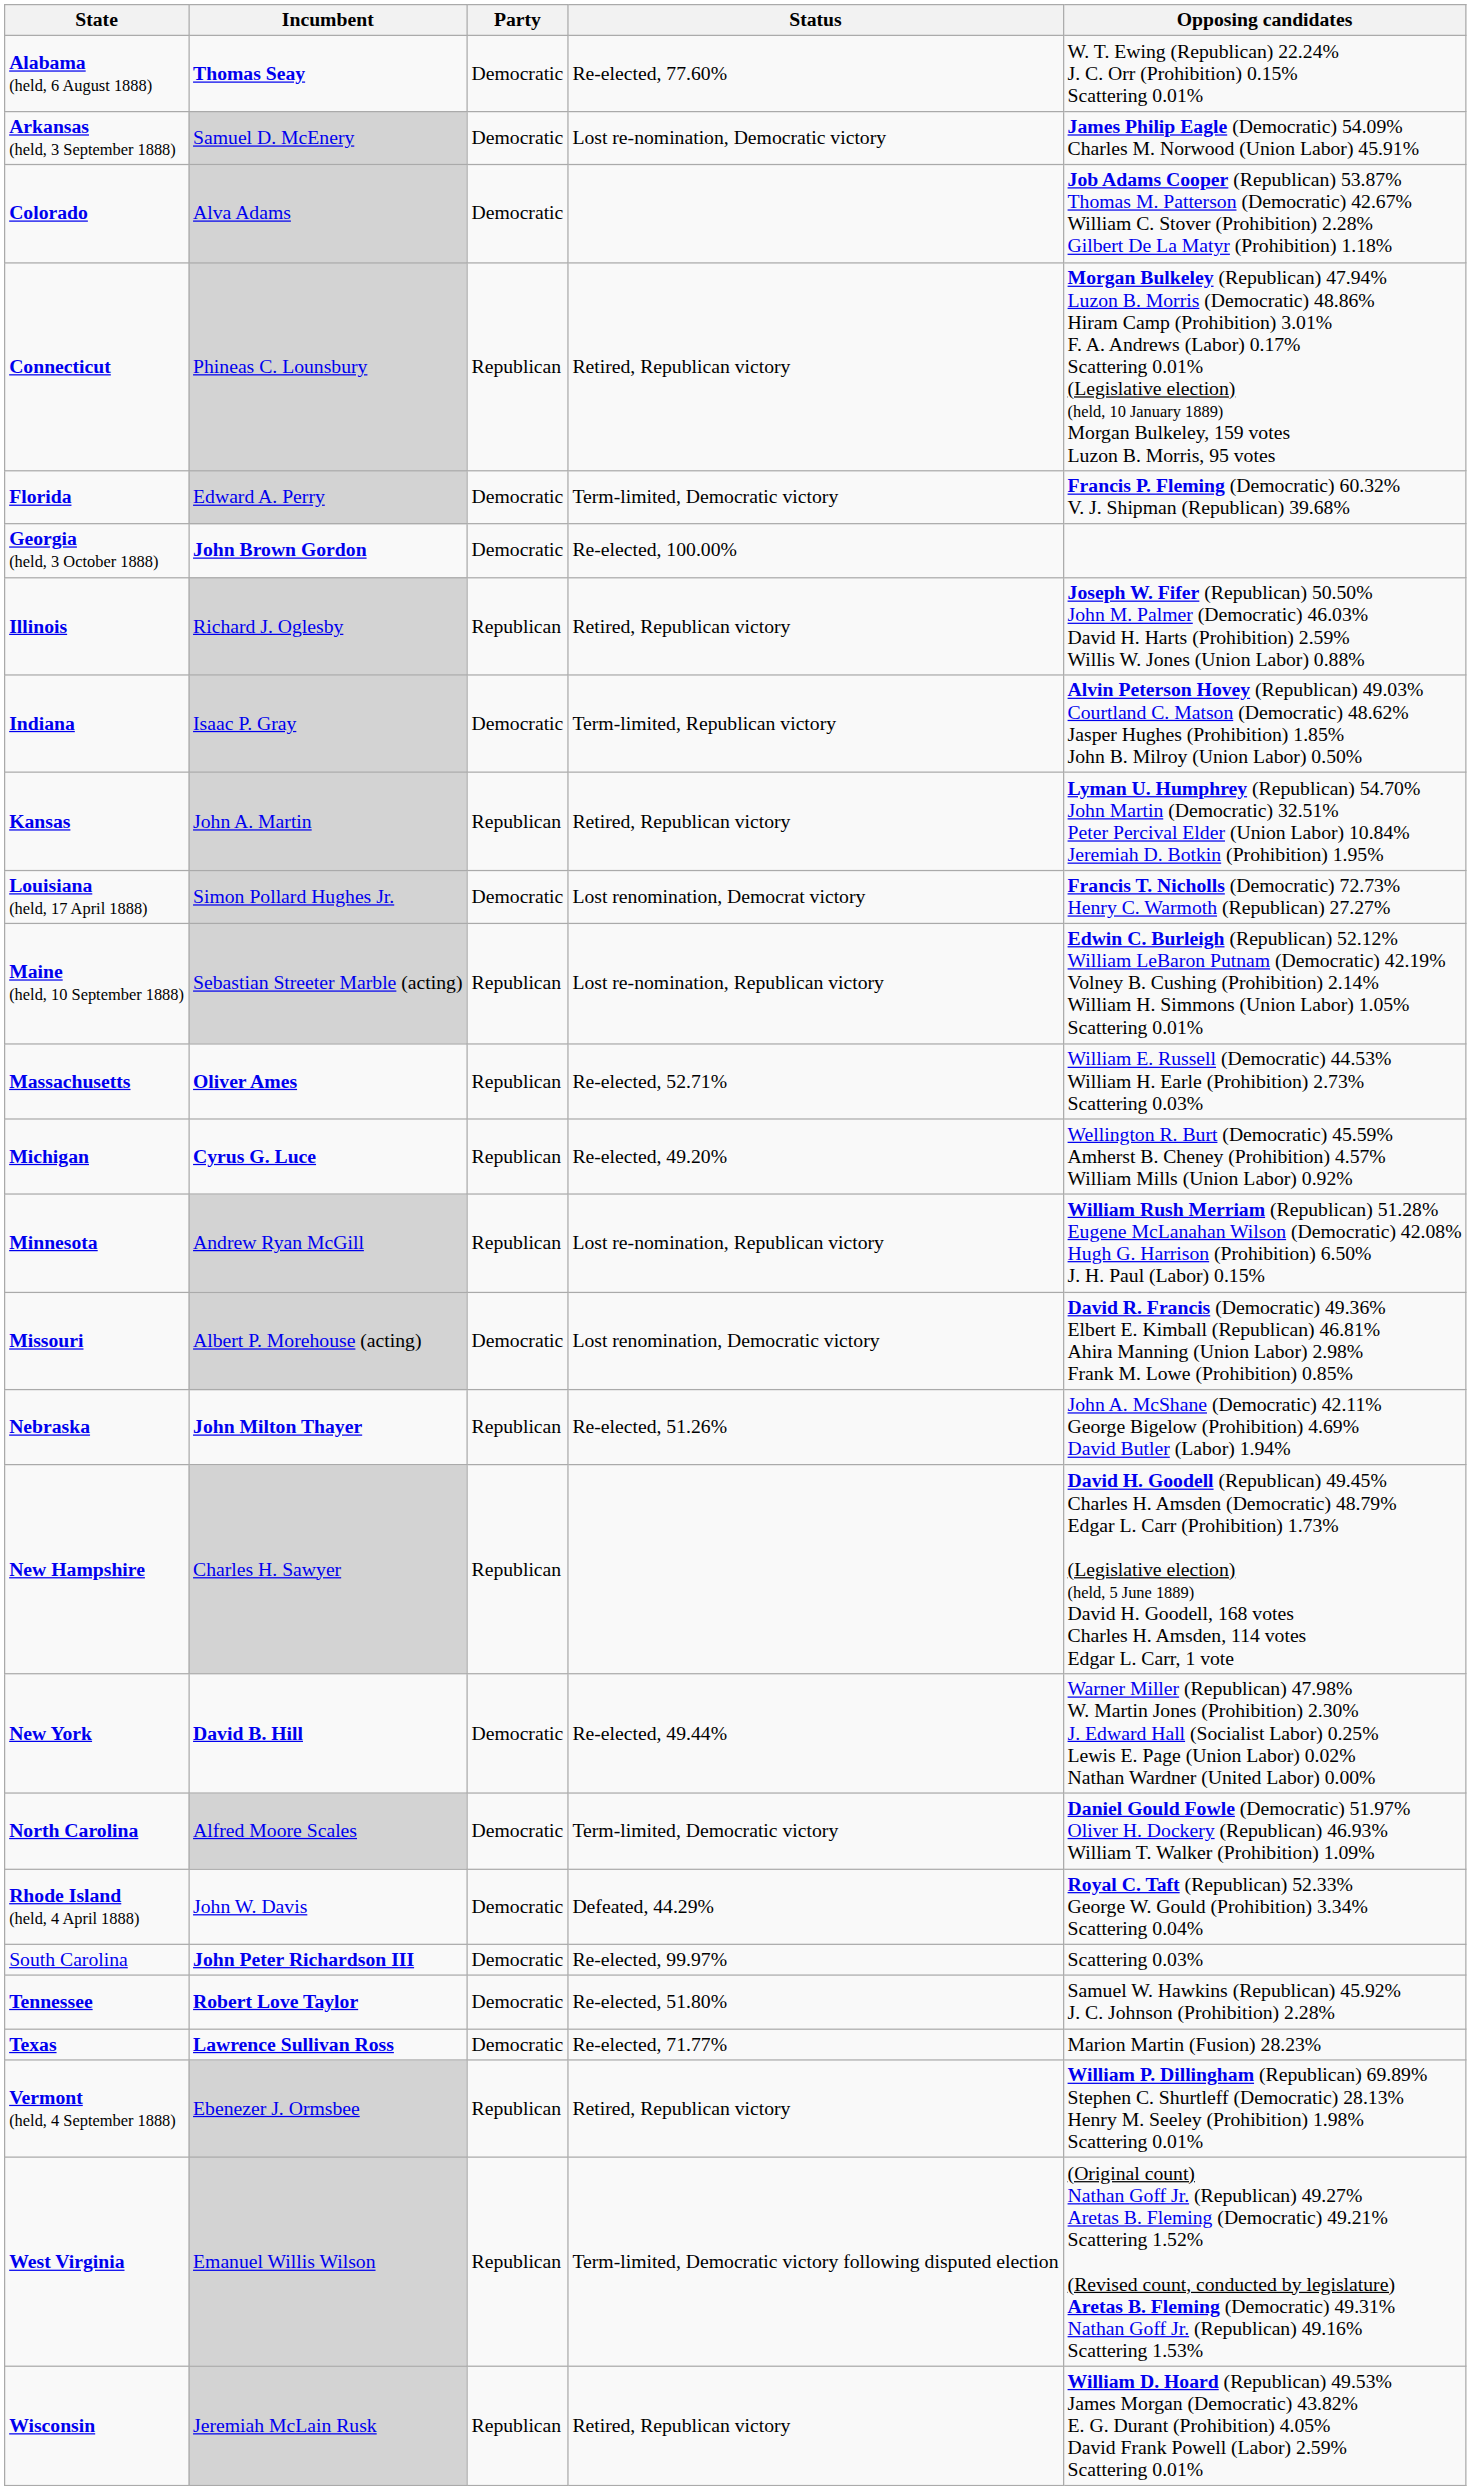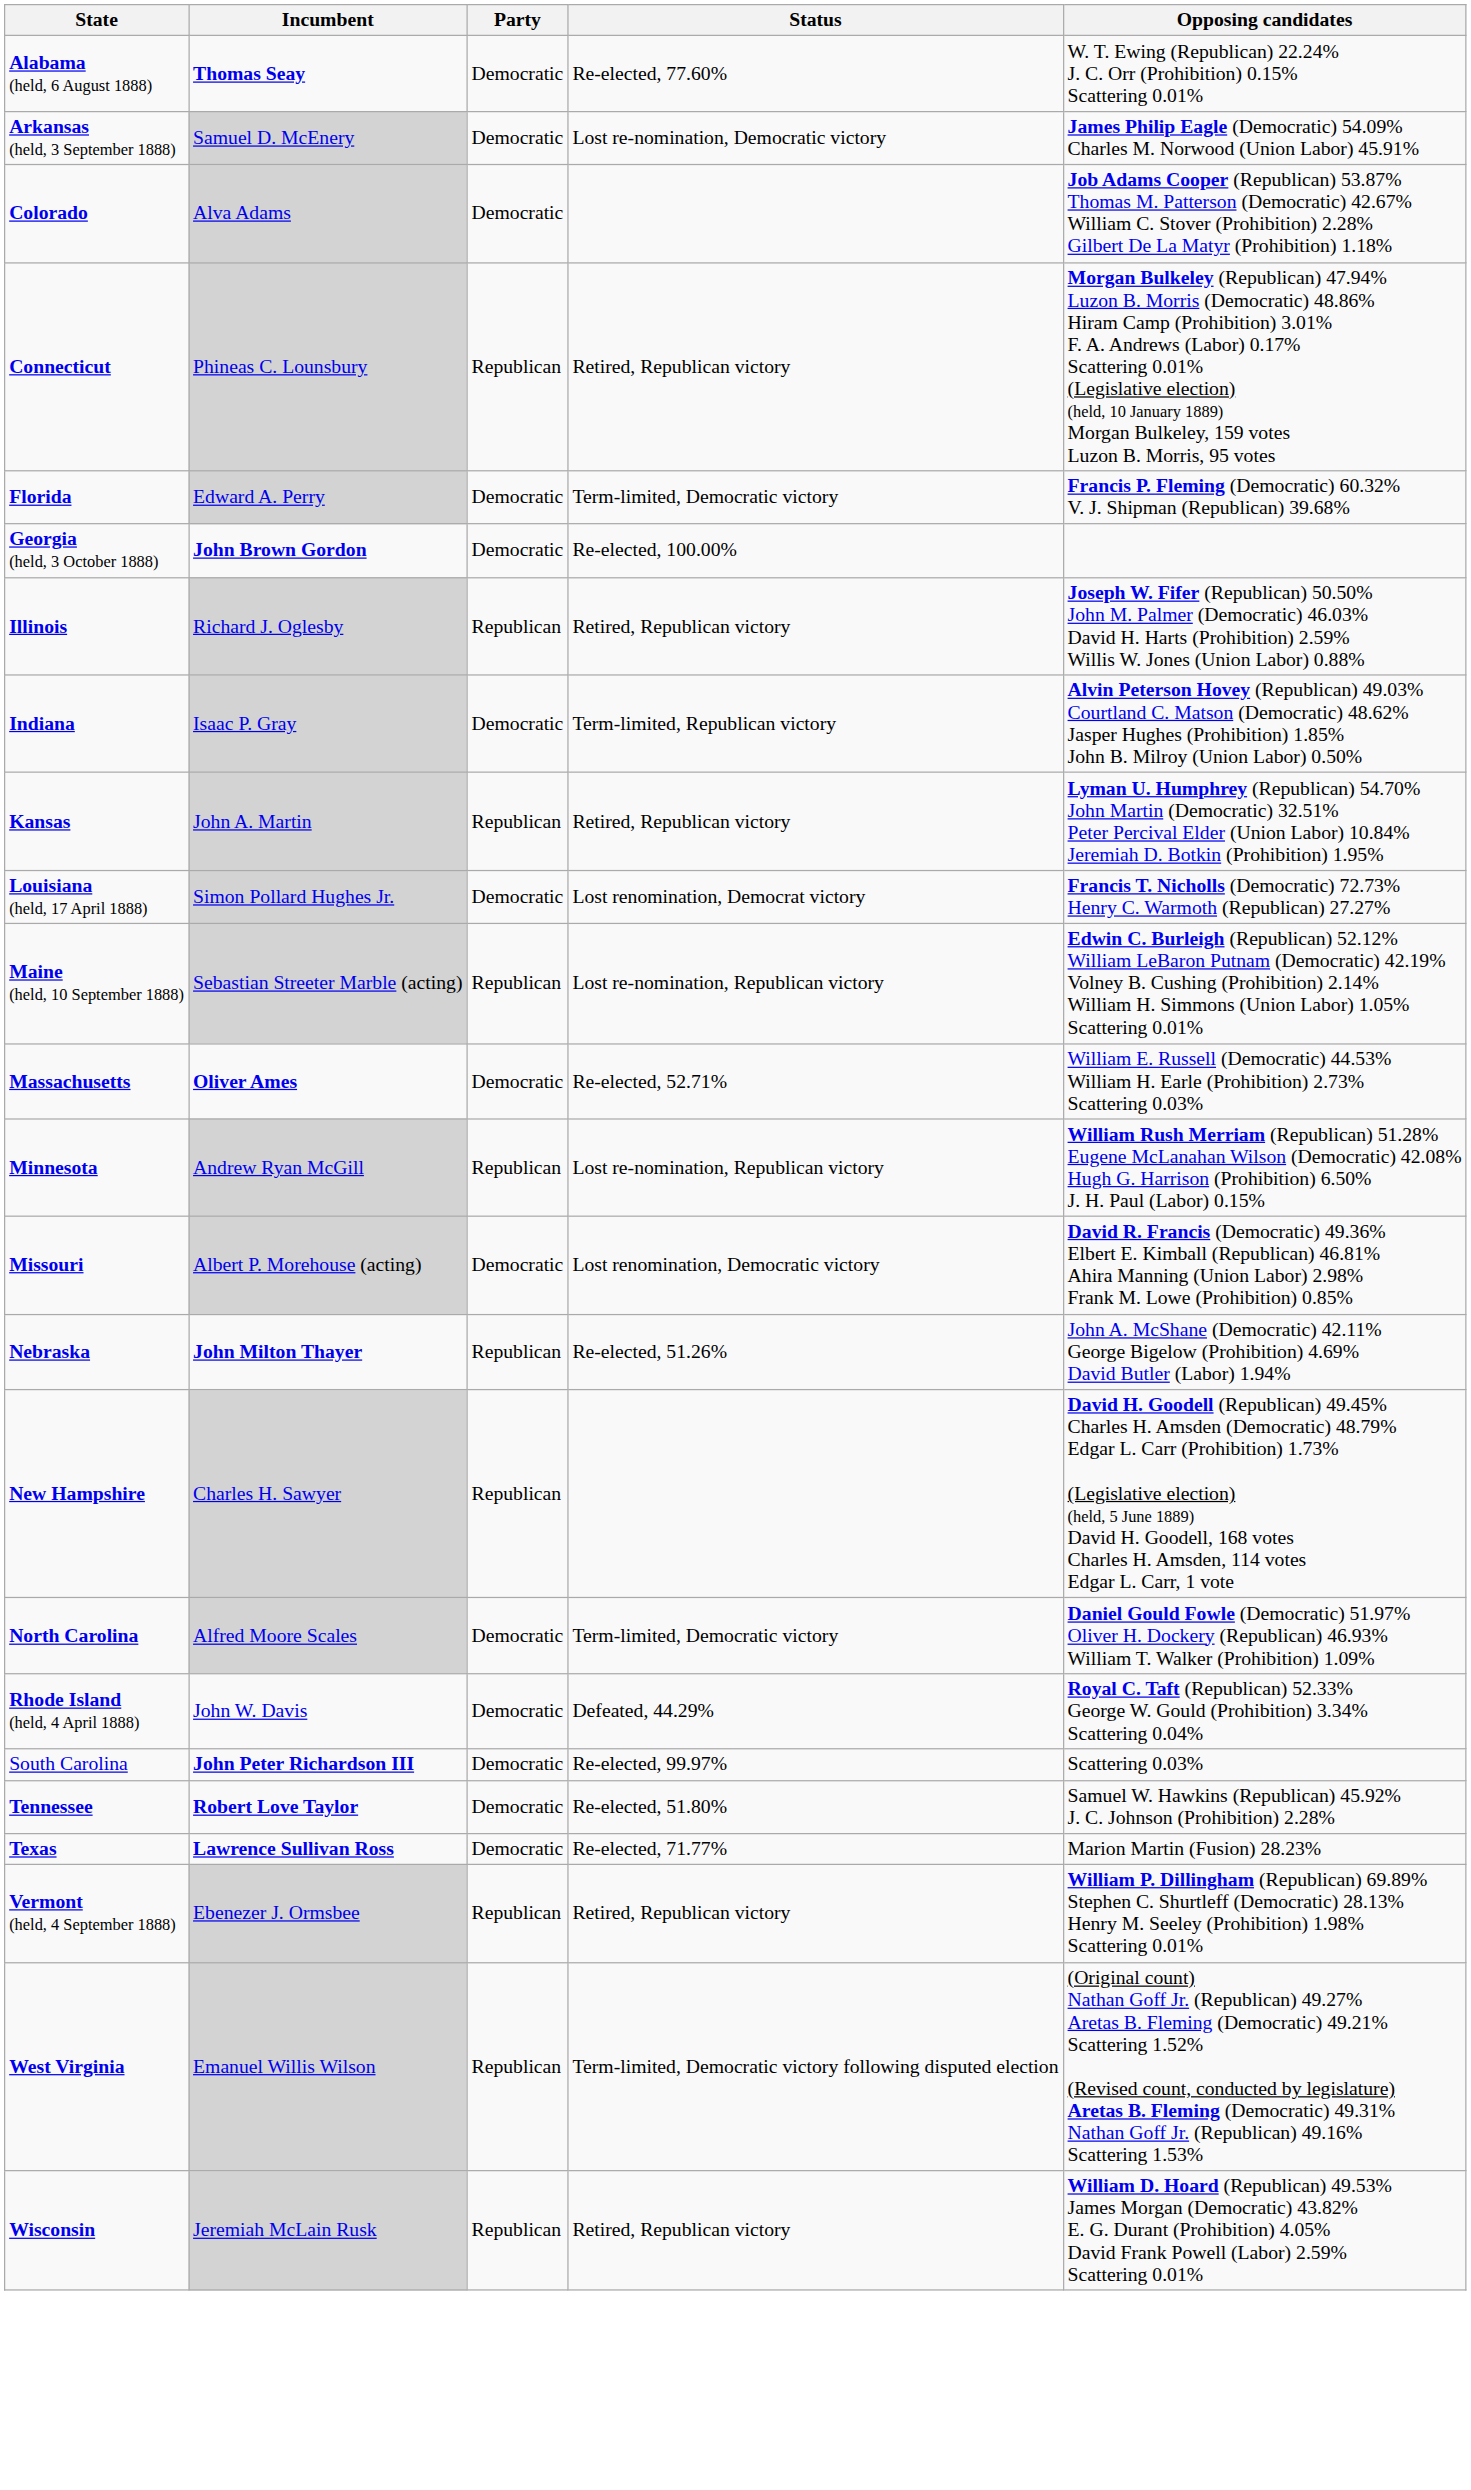(516, 1080) Republican -> (517, 1080) Democratic
- row: (49, 1156)
- row: (51, 1733)
